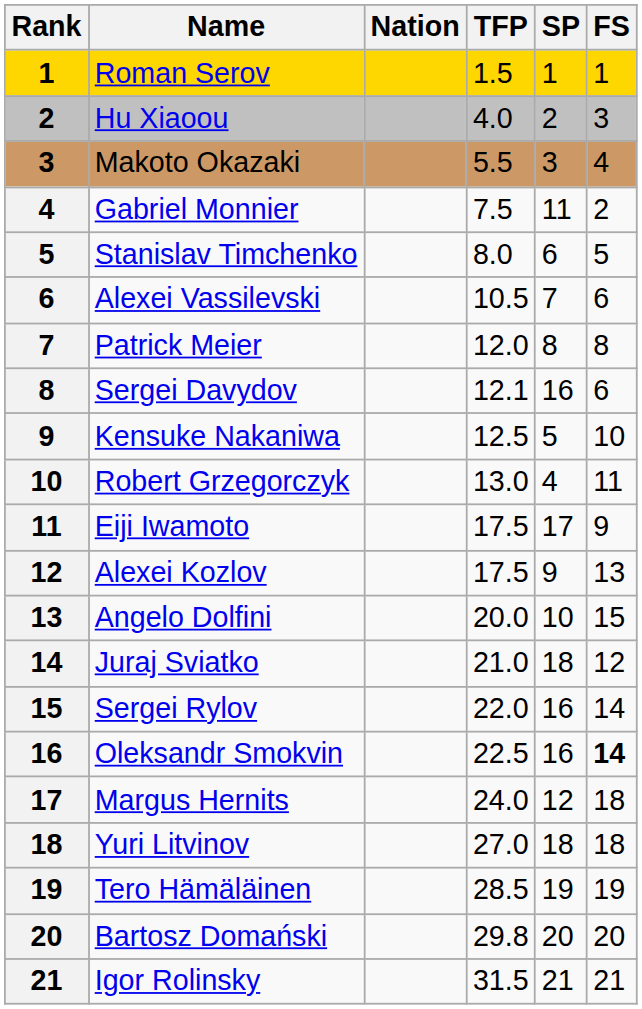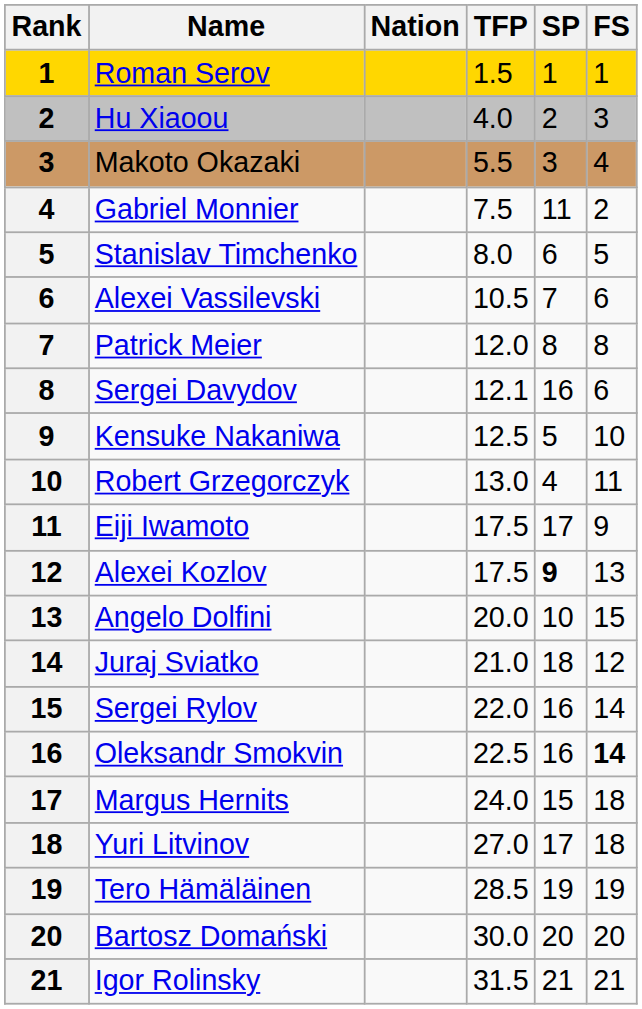(550, 572) normal -> (550, 572) bold
(558, 799) 12 -> (558, 799) 15
(558, 844) 18 -> (558, 844) 17
(501, 935) 29.8 -> (501, 935) 30.0
